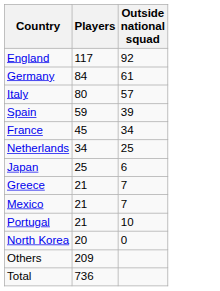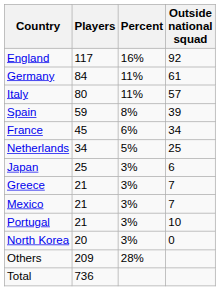+ column: (142, 26)
